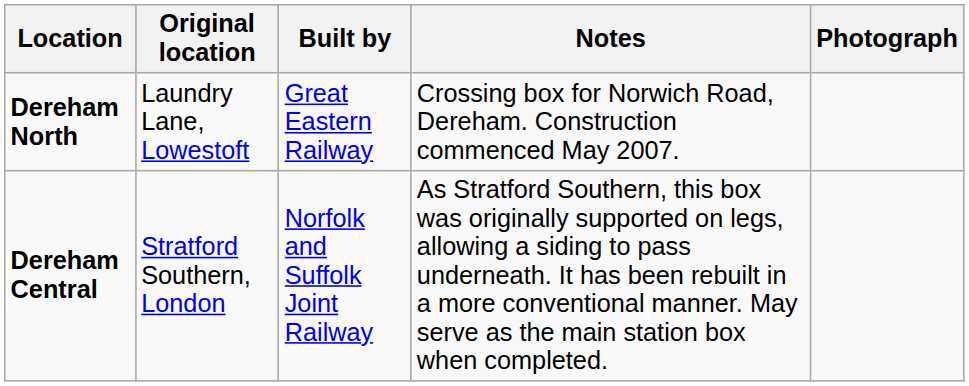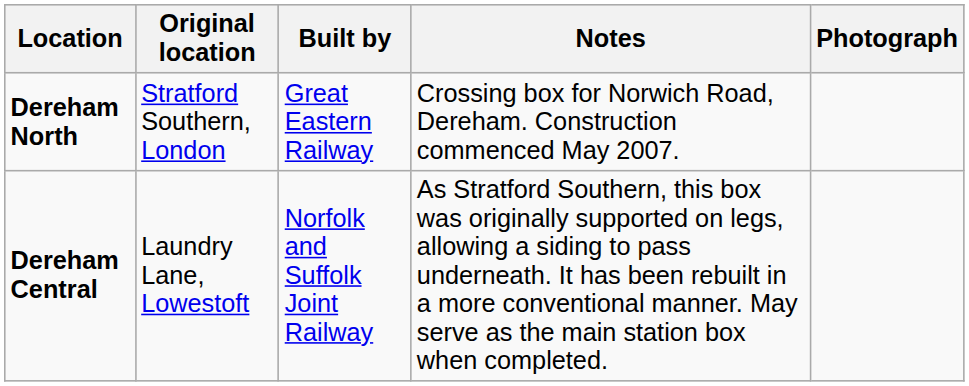(195, 121) Laundry Lane, Lowestoft -> (196, 121) Stratford Southern, London
(196, 275) Stratford Southern, London -> (195, 275) Laundry Lane, Lowestoft
